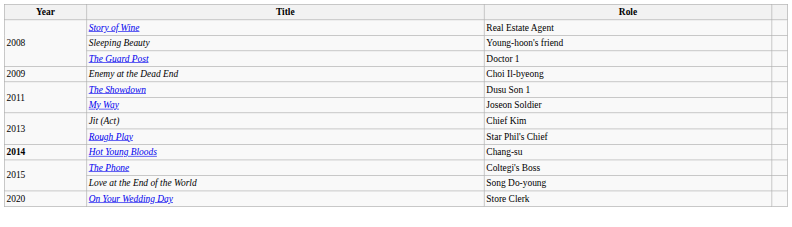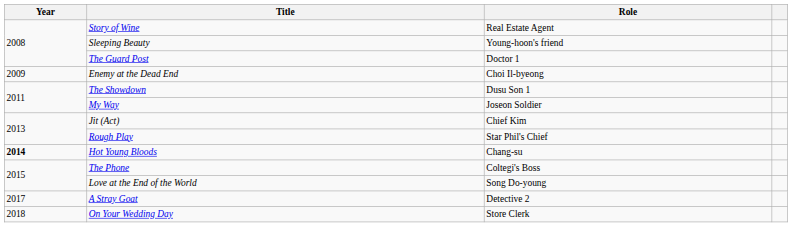+ row: (113, 198)
(16, 198) 2020 -> (16, 214) 2018
